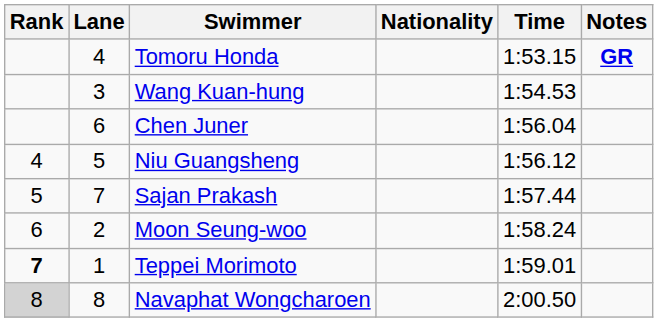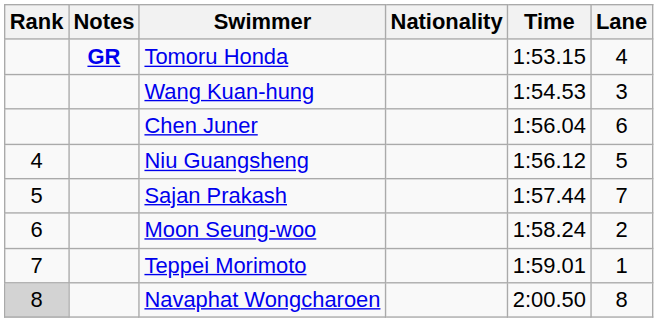columns swapped: (99, 21) <-> (617, 21)
(37, 265) bold -> (37, 265) normal
